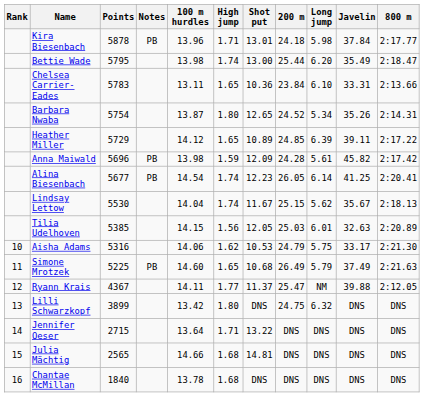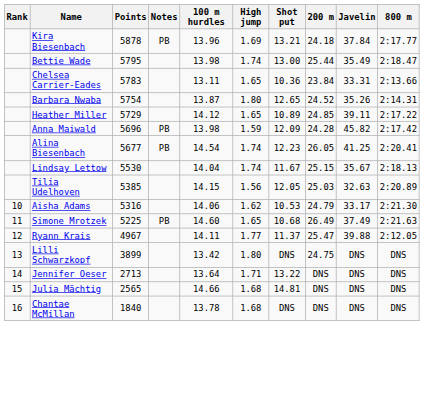- column: (321, 17)
(228, 41) 1.71 -> (251, 41) 1.69
(259, 41) 13.01 -> (287, 41) 13.21
(118, 286) 4367 -> (131, 235) 4967
(118, 331) 2715 -> (131, 274) 2713
